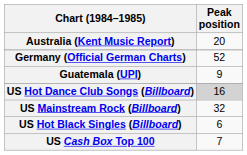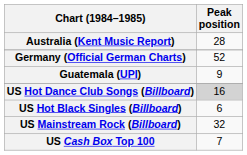(219, 41) 20 -> (219, 41) 28
rows swapped: (100, 125) <-> (100, 108)
